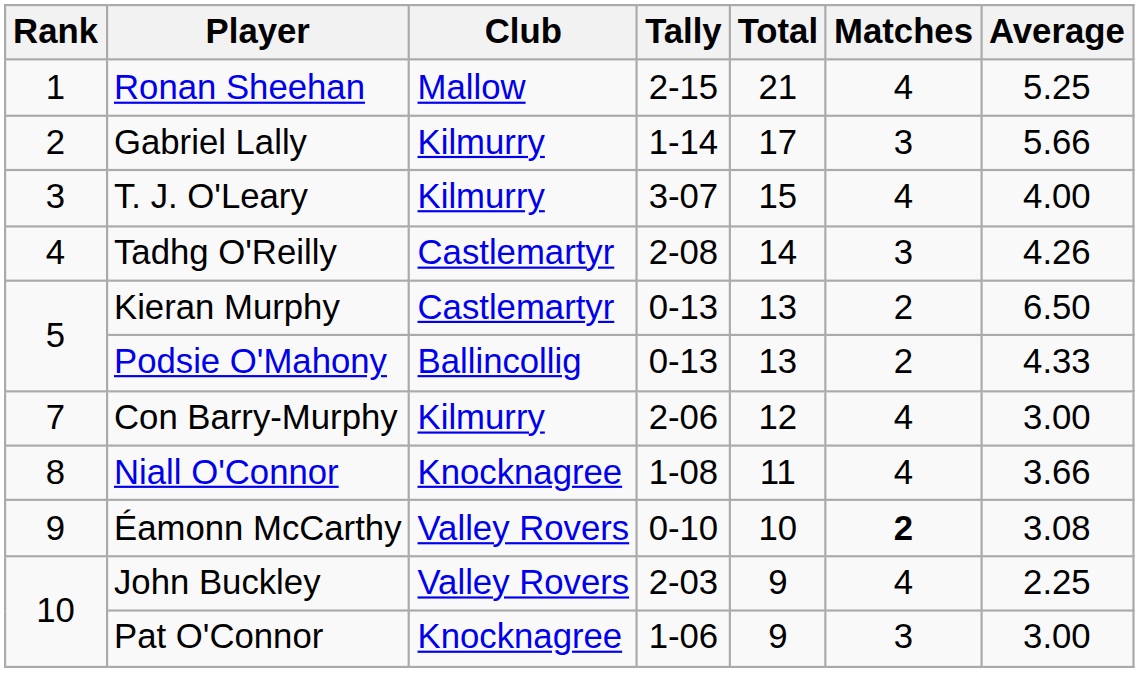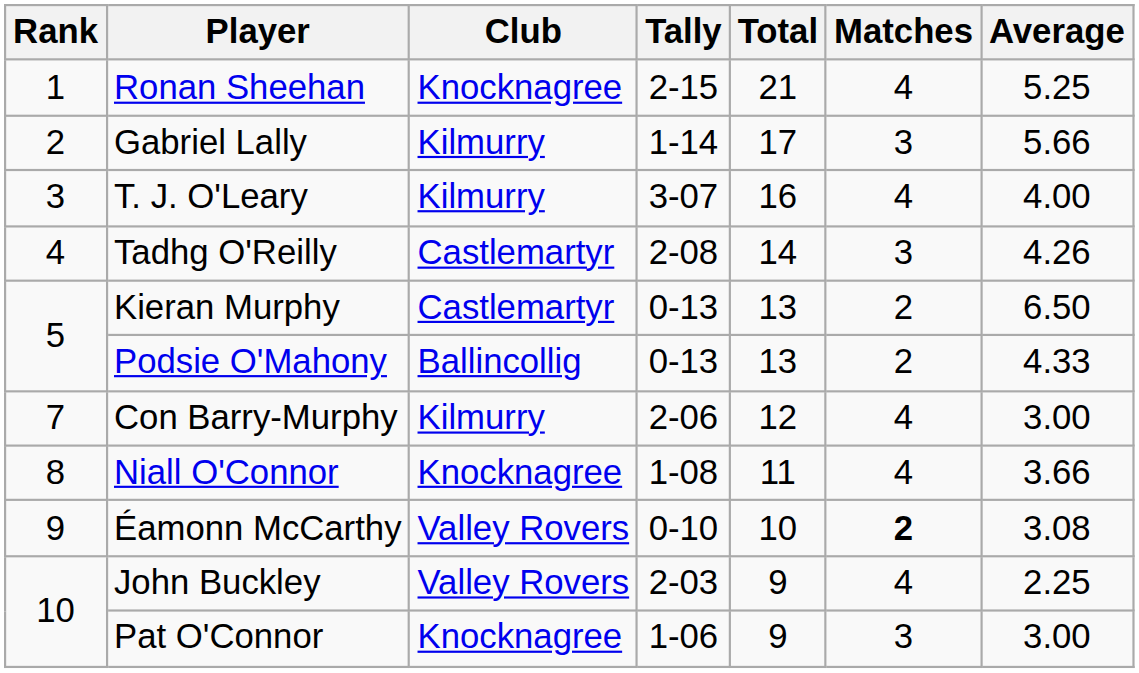(472, 87) Mallow -> (520, 87) Knocknagree
(778, 197) 15 -> (778, 197) 16
